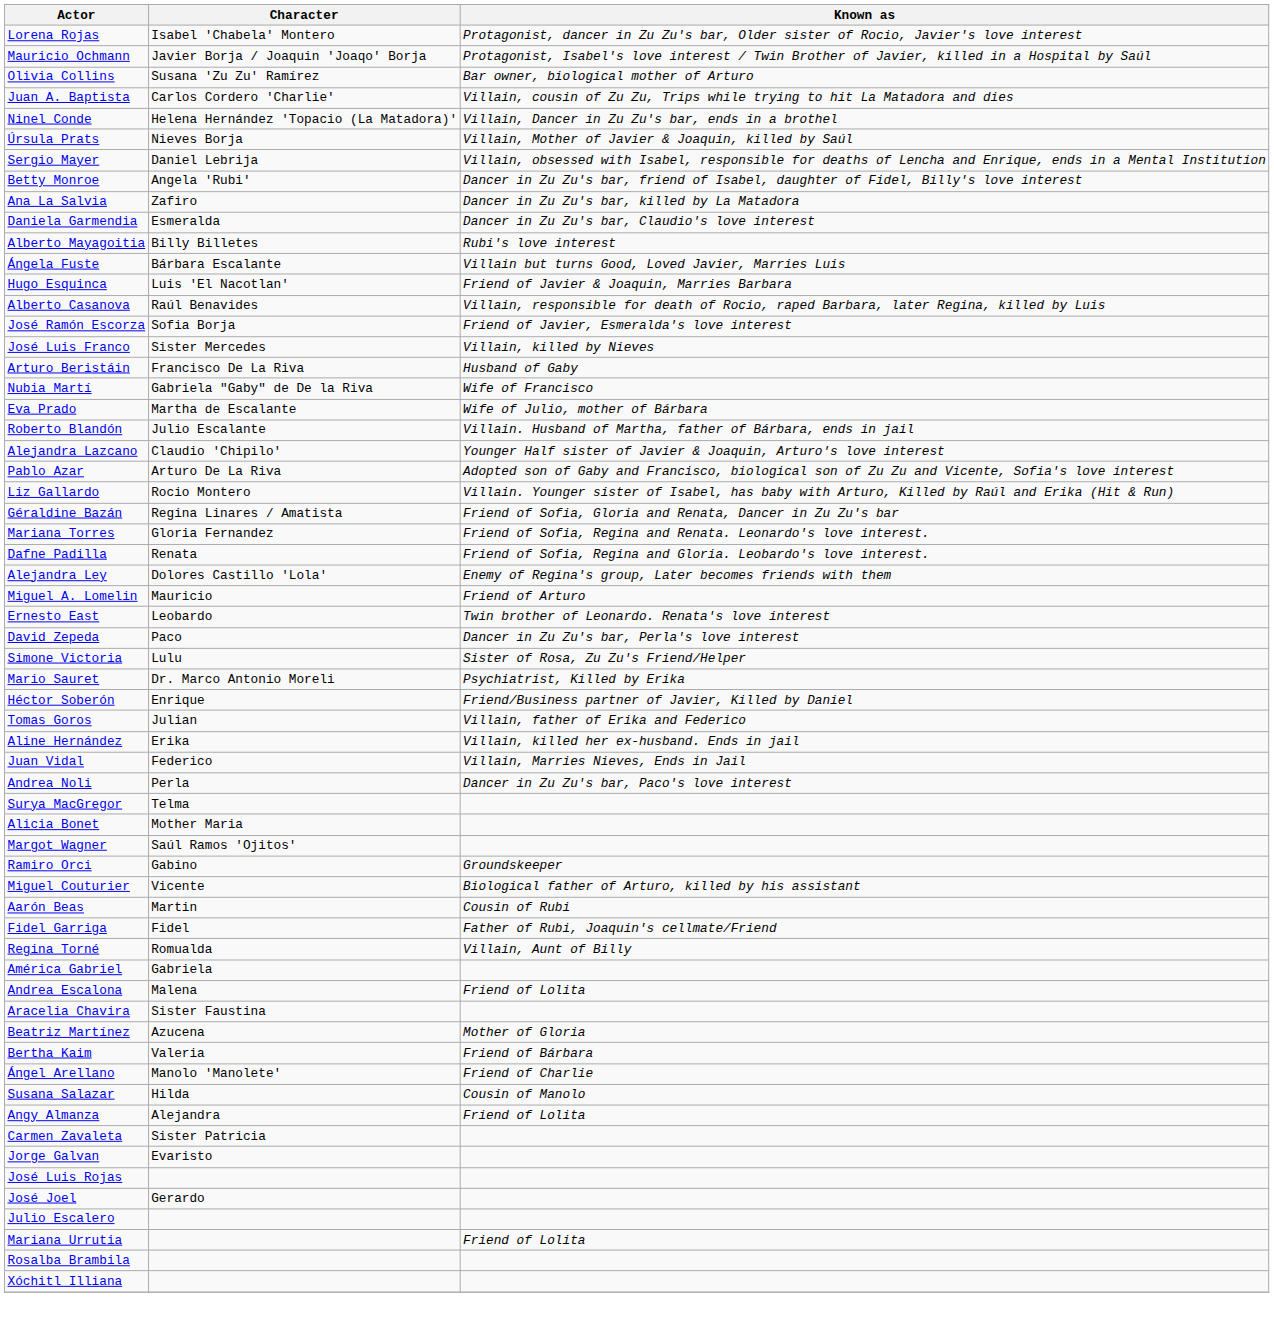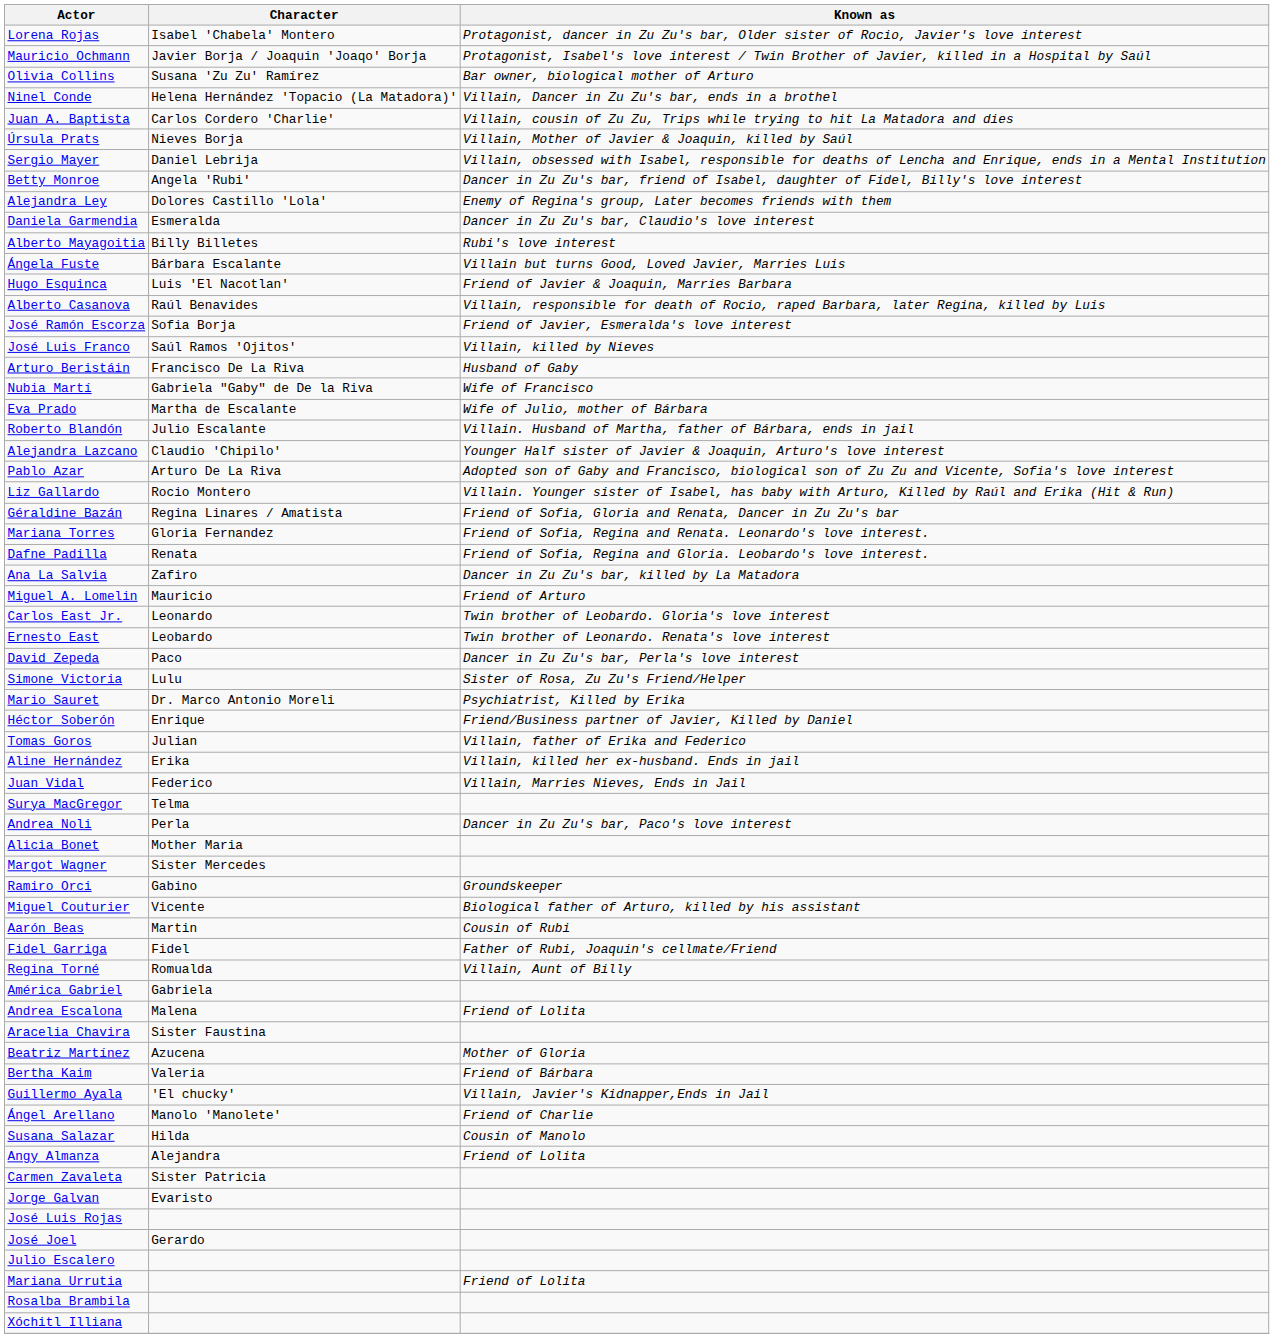rows swapped: (50, 119) <-> (69, 98)
rows swapped: (57, 202) <-> (57, 575)
(209, 347) Sister Mercedes -> (224, 347) Saúl Ramos 'Ojitos'
+ row: (65, 617)
rows swapped: (50, 783) <-> (65, 804)
(224, 845) Saúl Ramos 'Ojitos' -> (209, 866) Sister Mercedes
+ row: (65, 1095)
